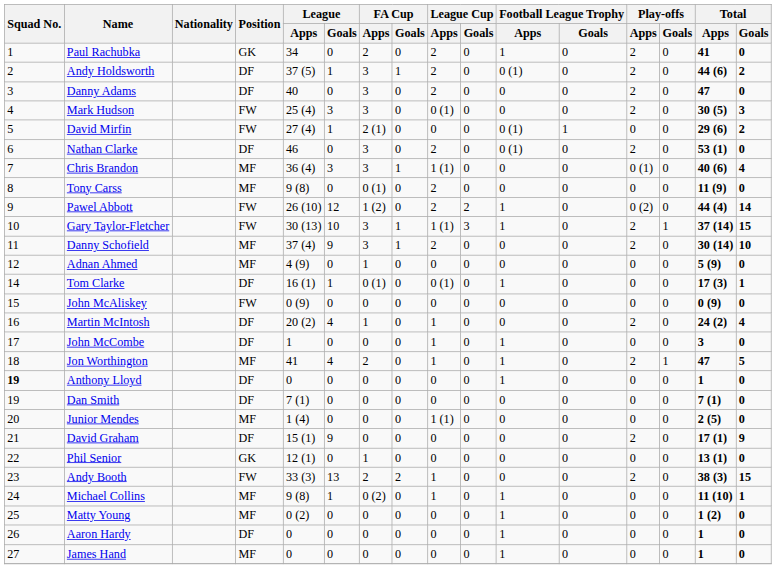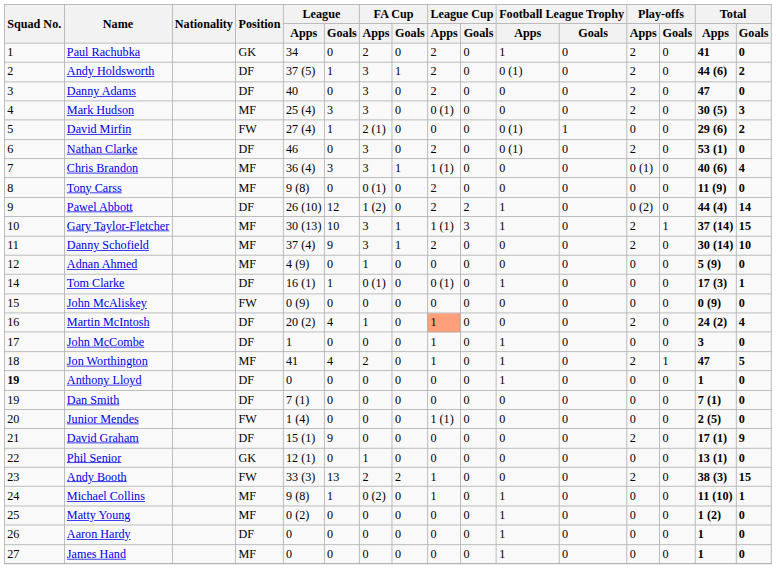(248, 110) FW -> (247, 110) MF
(248, 206) FW -> (246, 206) DF
(248, 226) FW -> (247, 226) MF
(433, 322) no background -> (433, 322) lightsalmon background
(247, 419) MF -> (248, 419) FW
